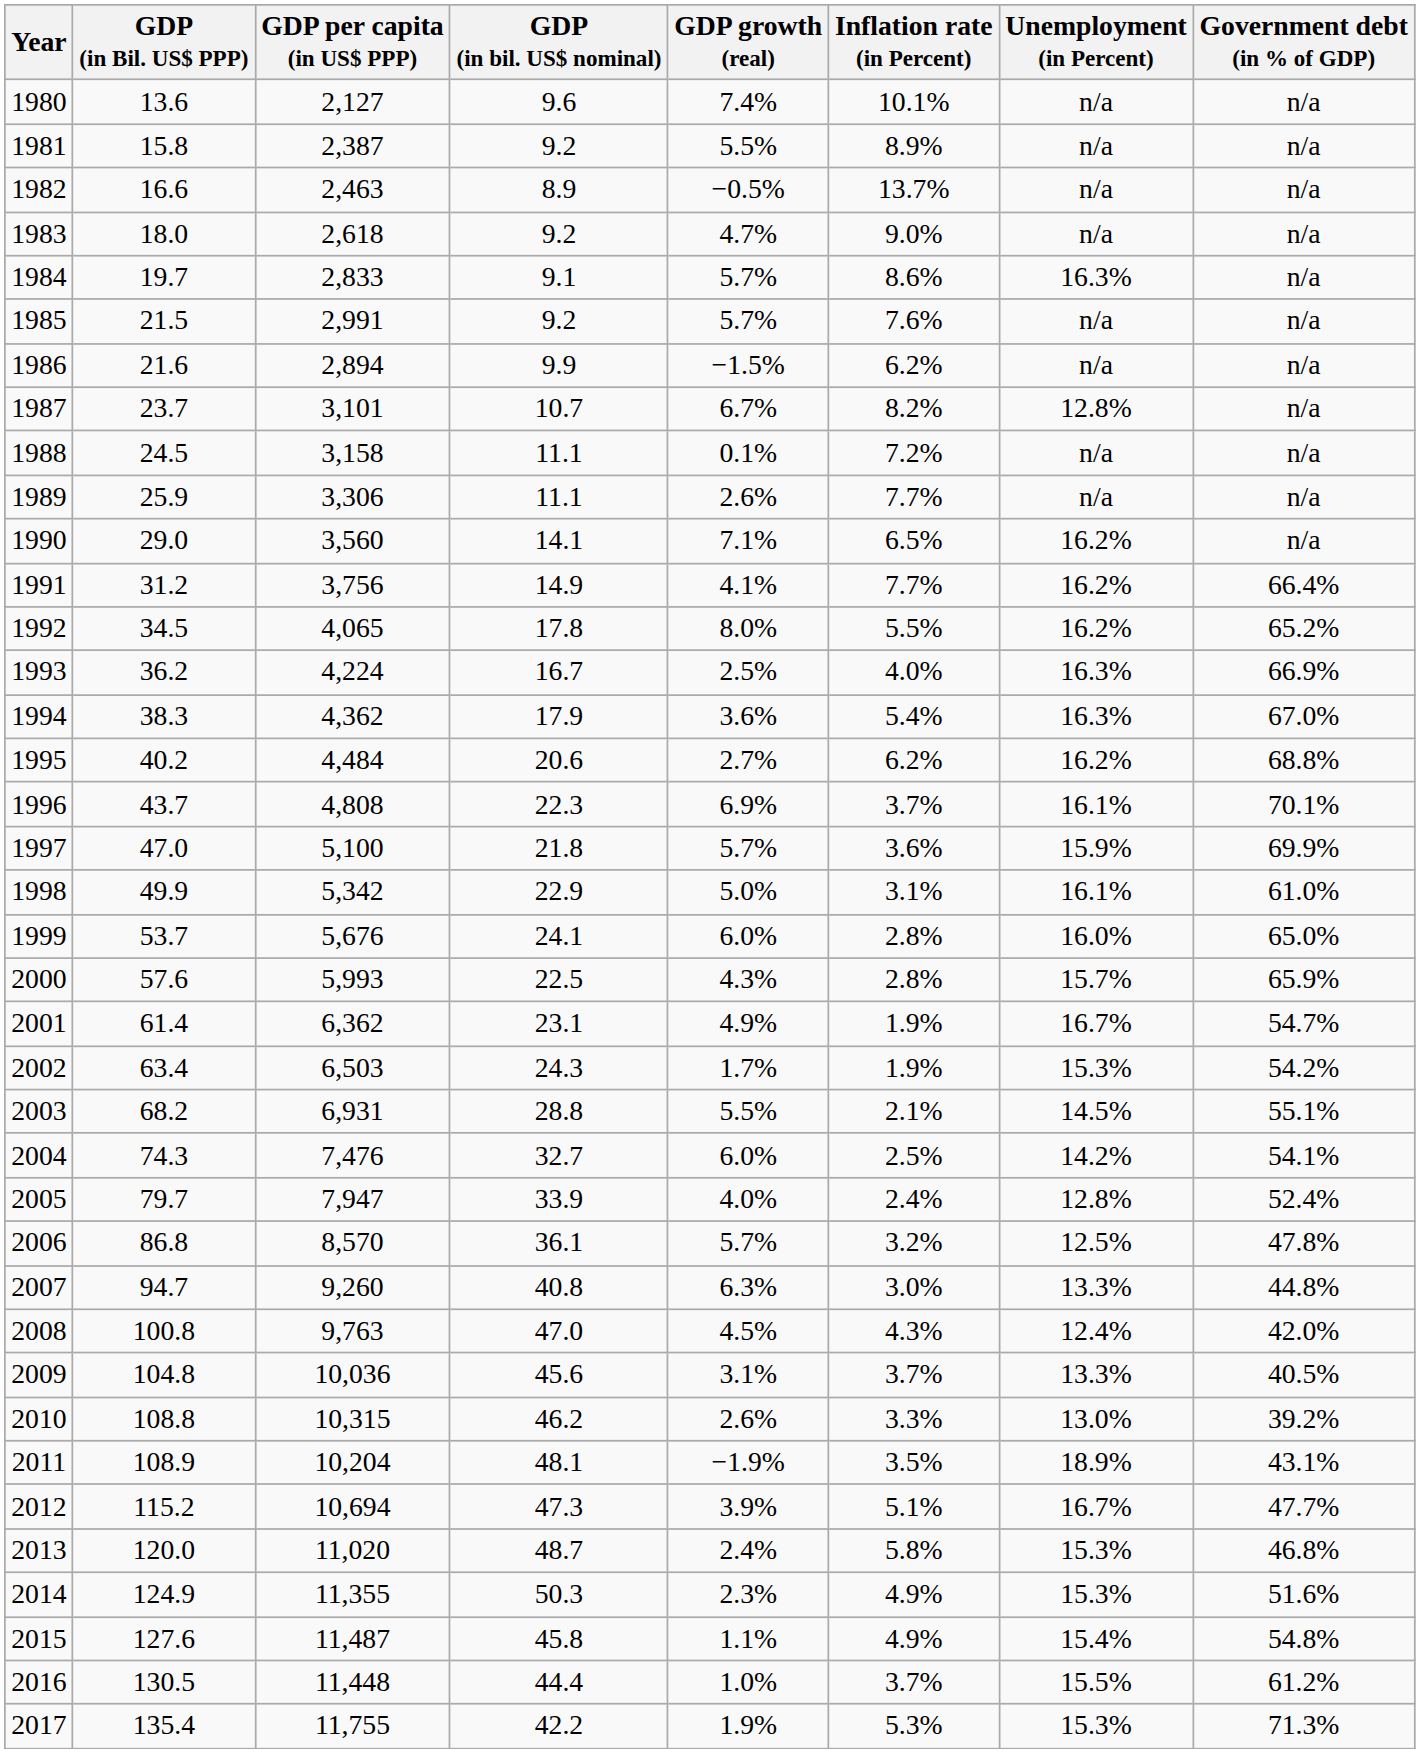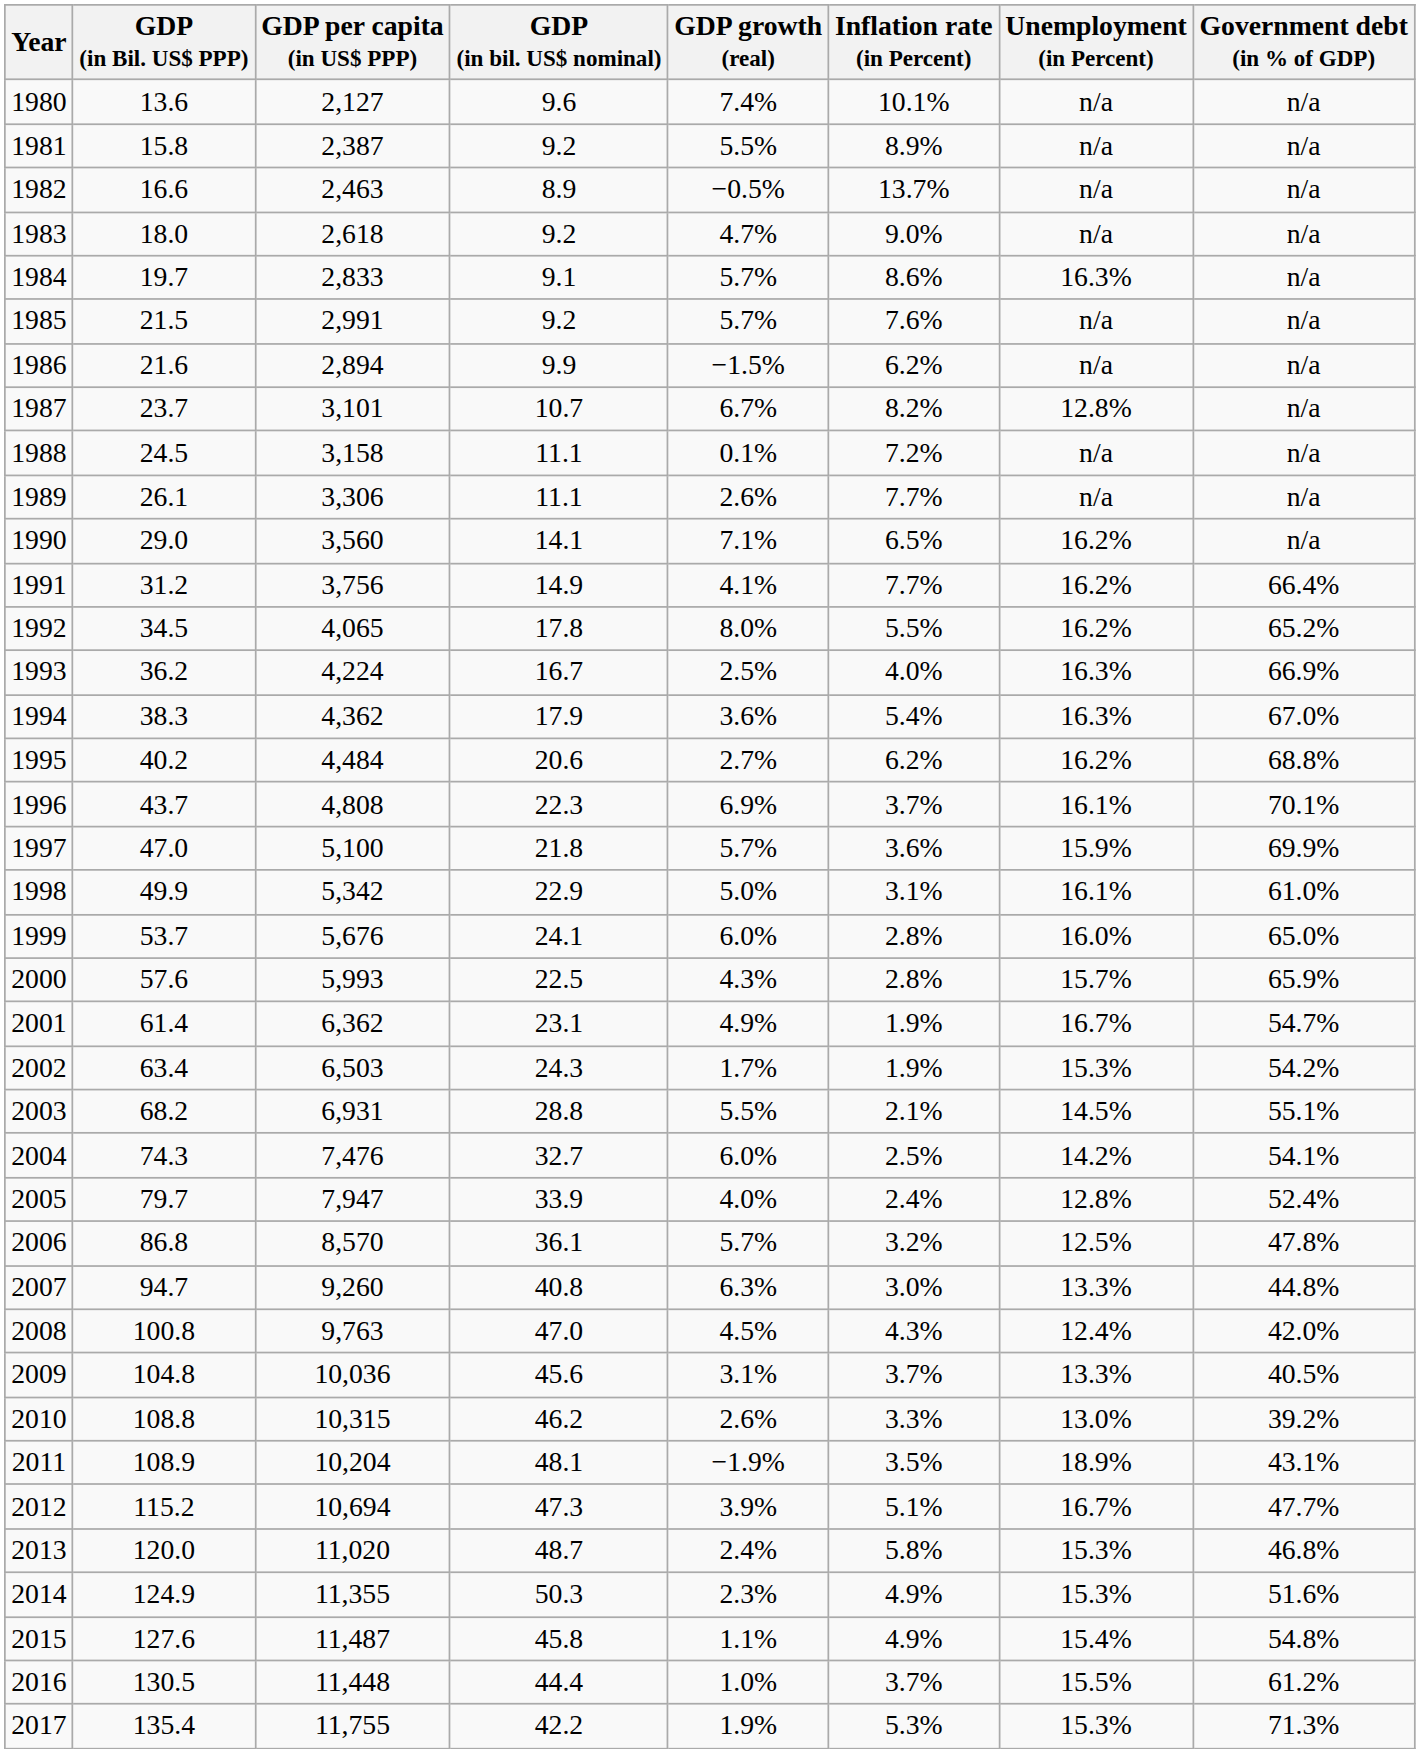(164, 496) 25.9 -> (164, 496) 26.1
